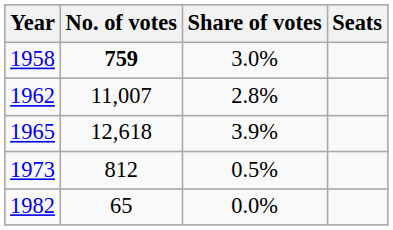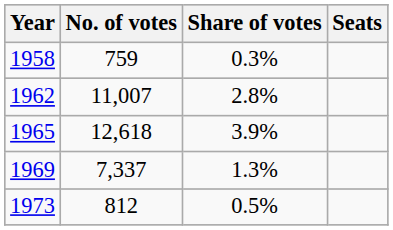(121, 59) bold -> (121, 59) normal
(255, 59) 3.0% -> (255, 59) 0.3%
+ row: (33, 169)
- row: (33, 205)
